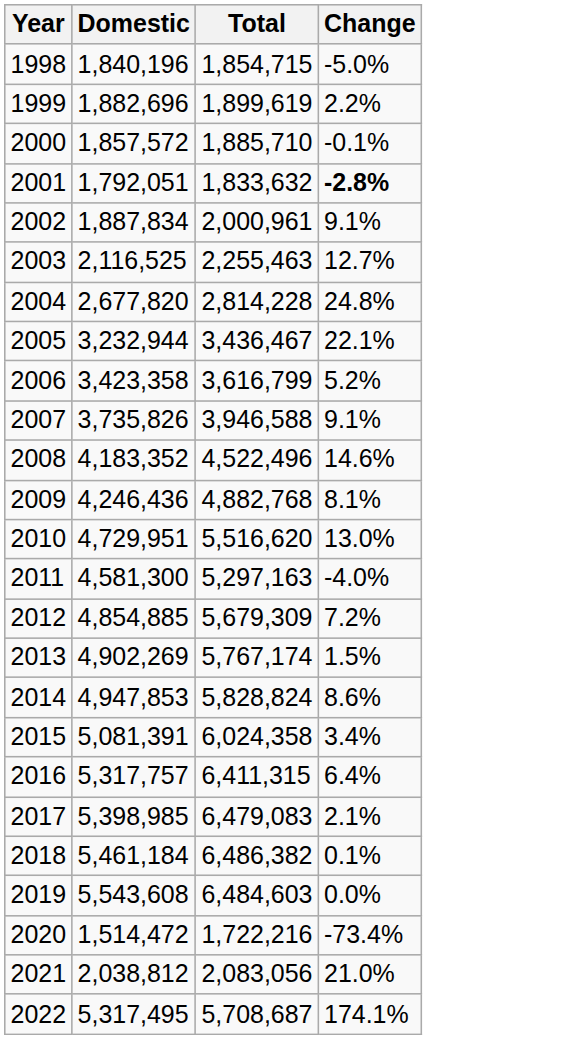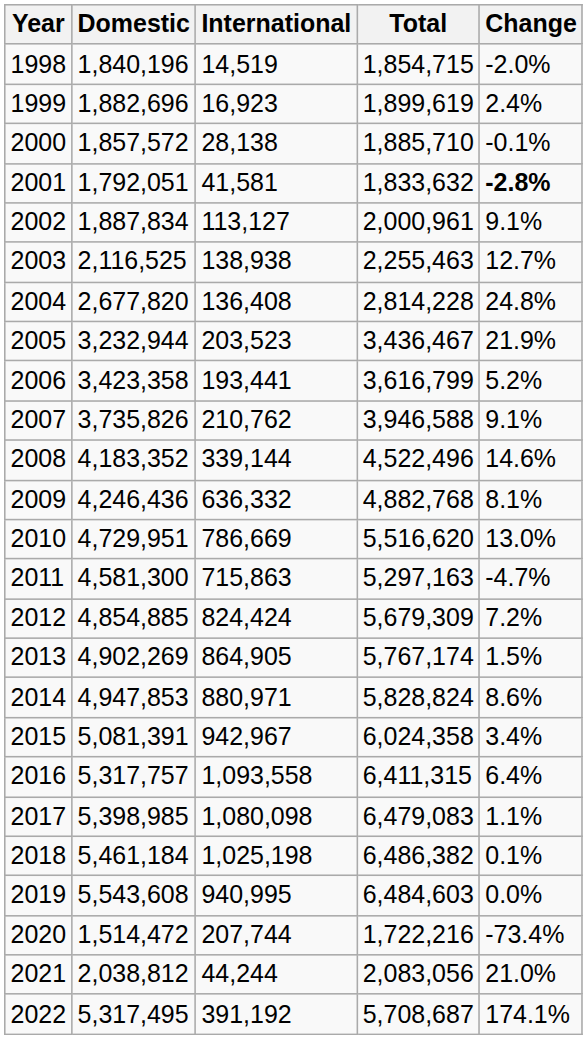+ column: (276, 24)
(357, 63) -5.0% -> (518, 63) -2.0%
(352, 103) 2.2% -> (514, 103) 2.4%
(359, 340) 22.1% -> (521, 340) 21.9%
(357, 578) -4.0% -> (518, 578) -4.7%
(352, 815) 2.1% -> (514, 815) 1.1%
